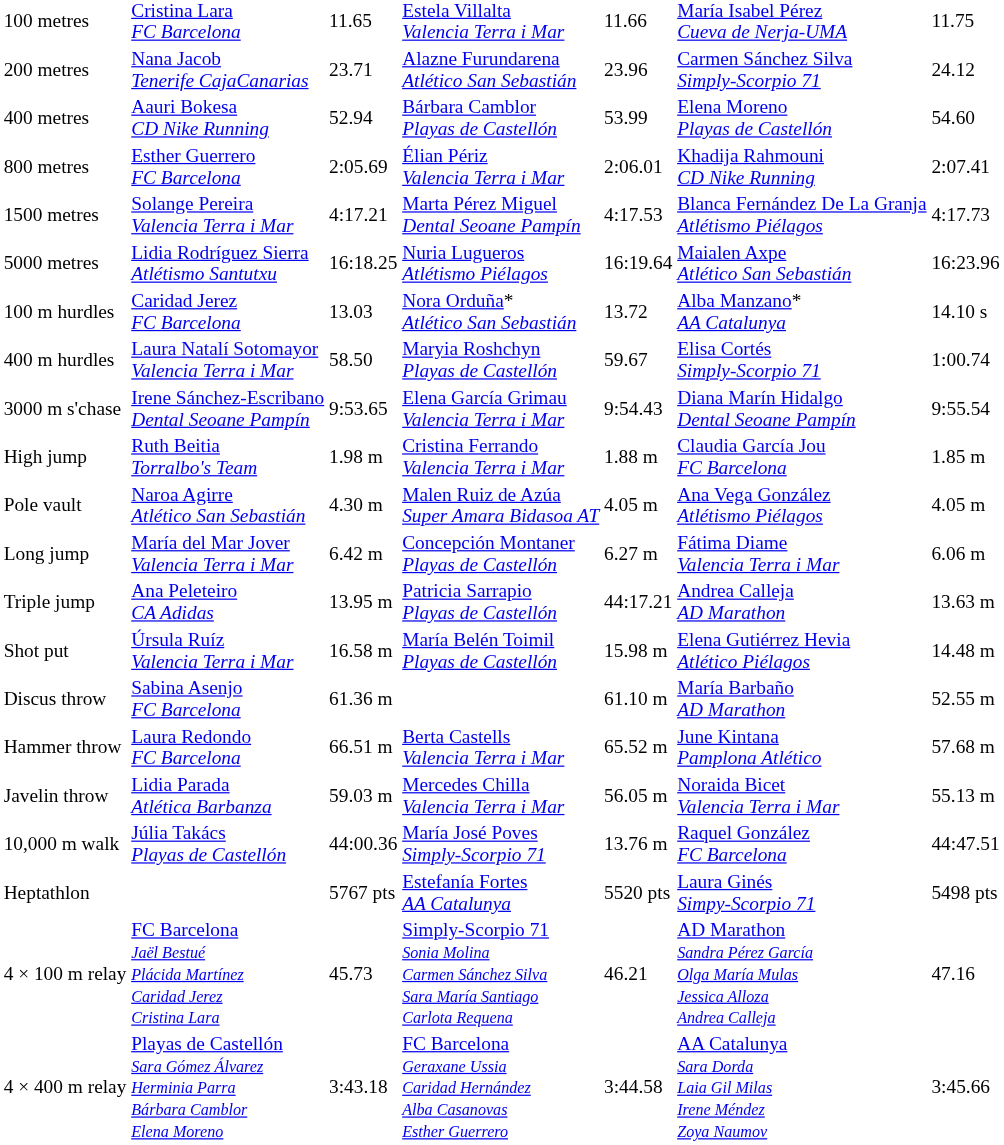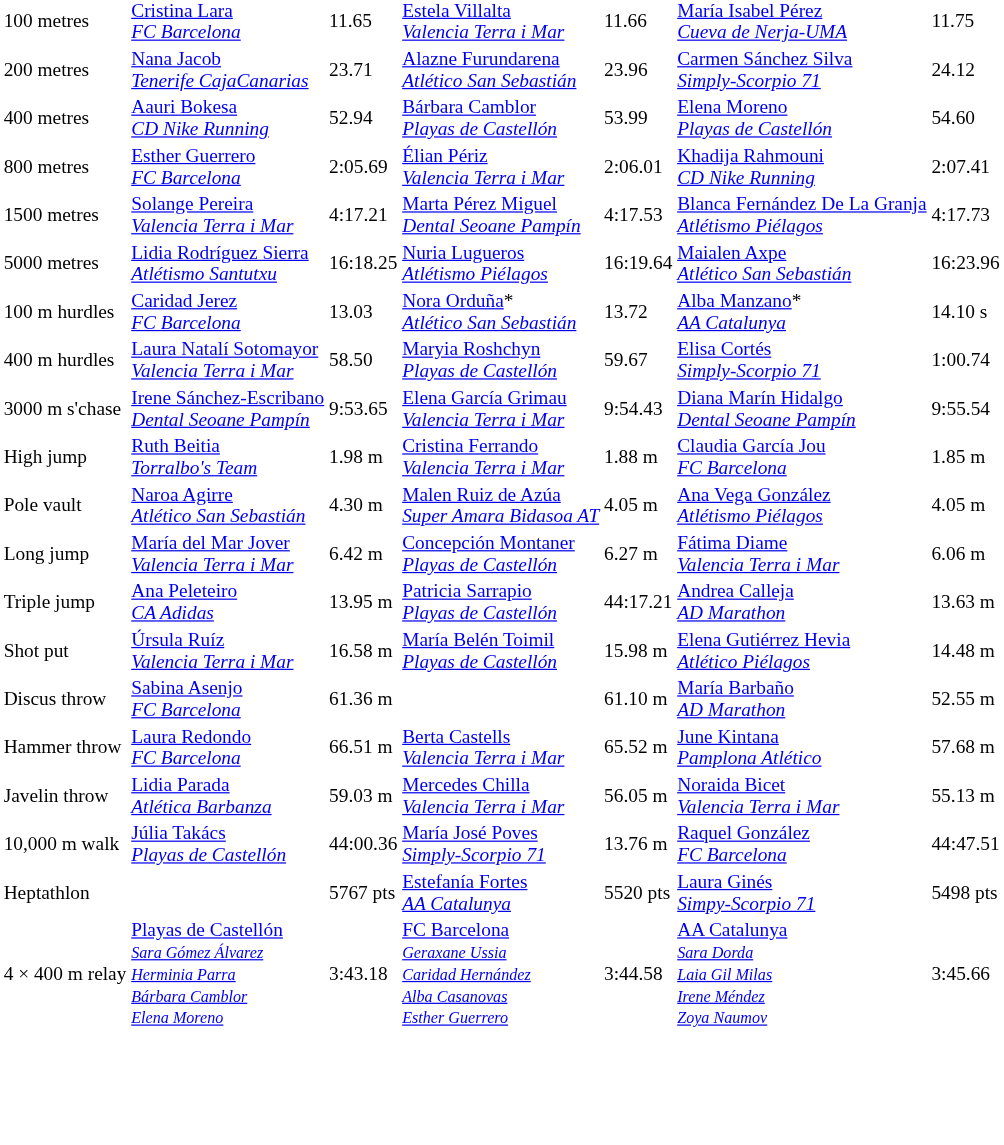- row: (65, 973)
